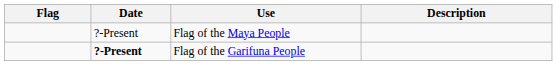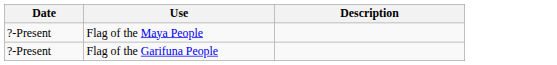- column: (48, 13)
(118, 51) bold -> (29, 51) normal
